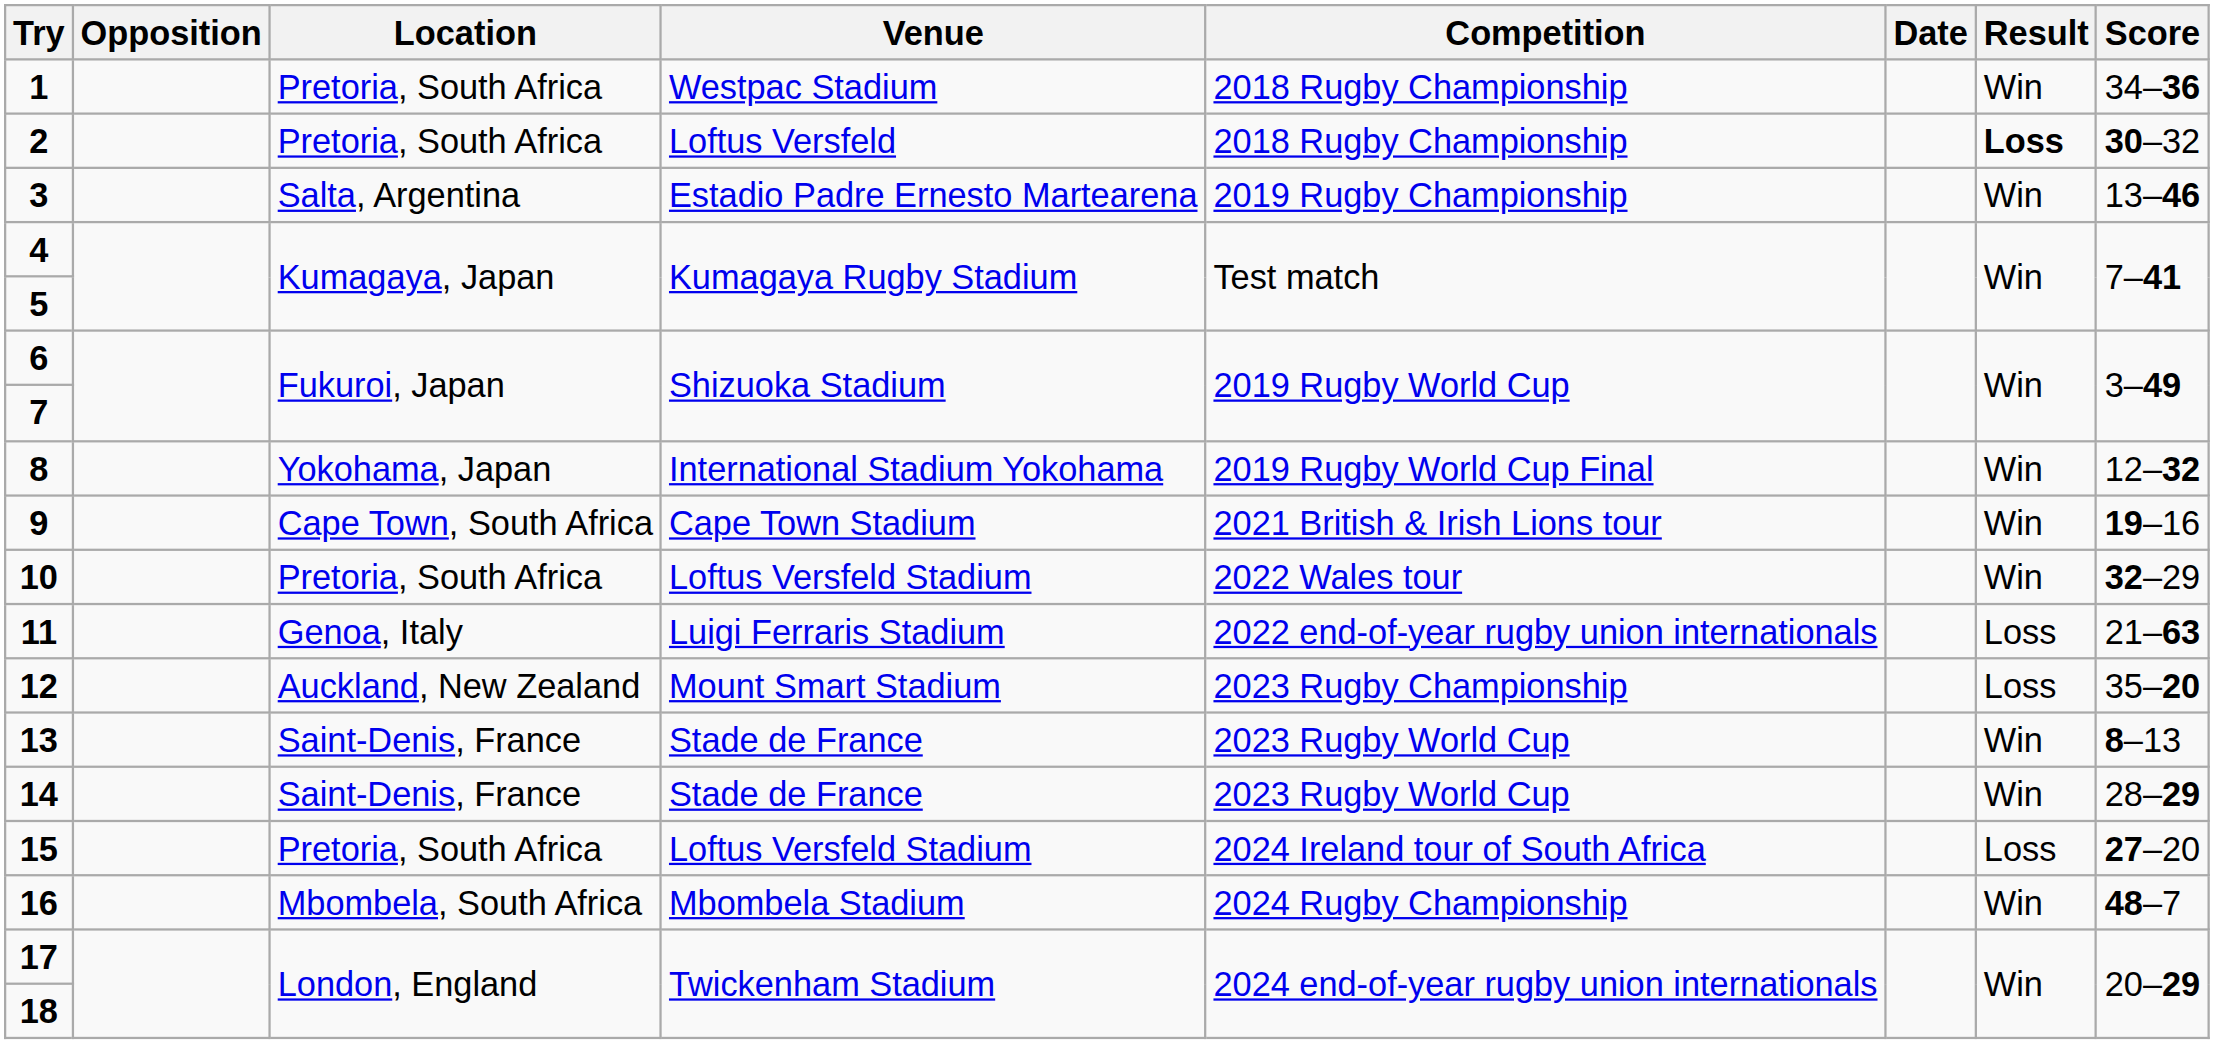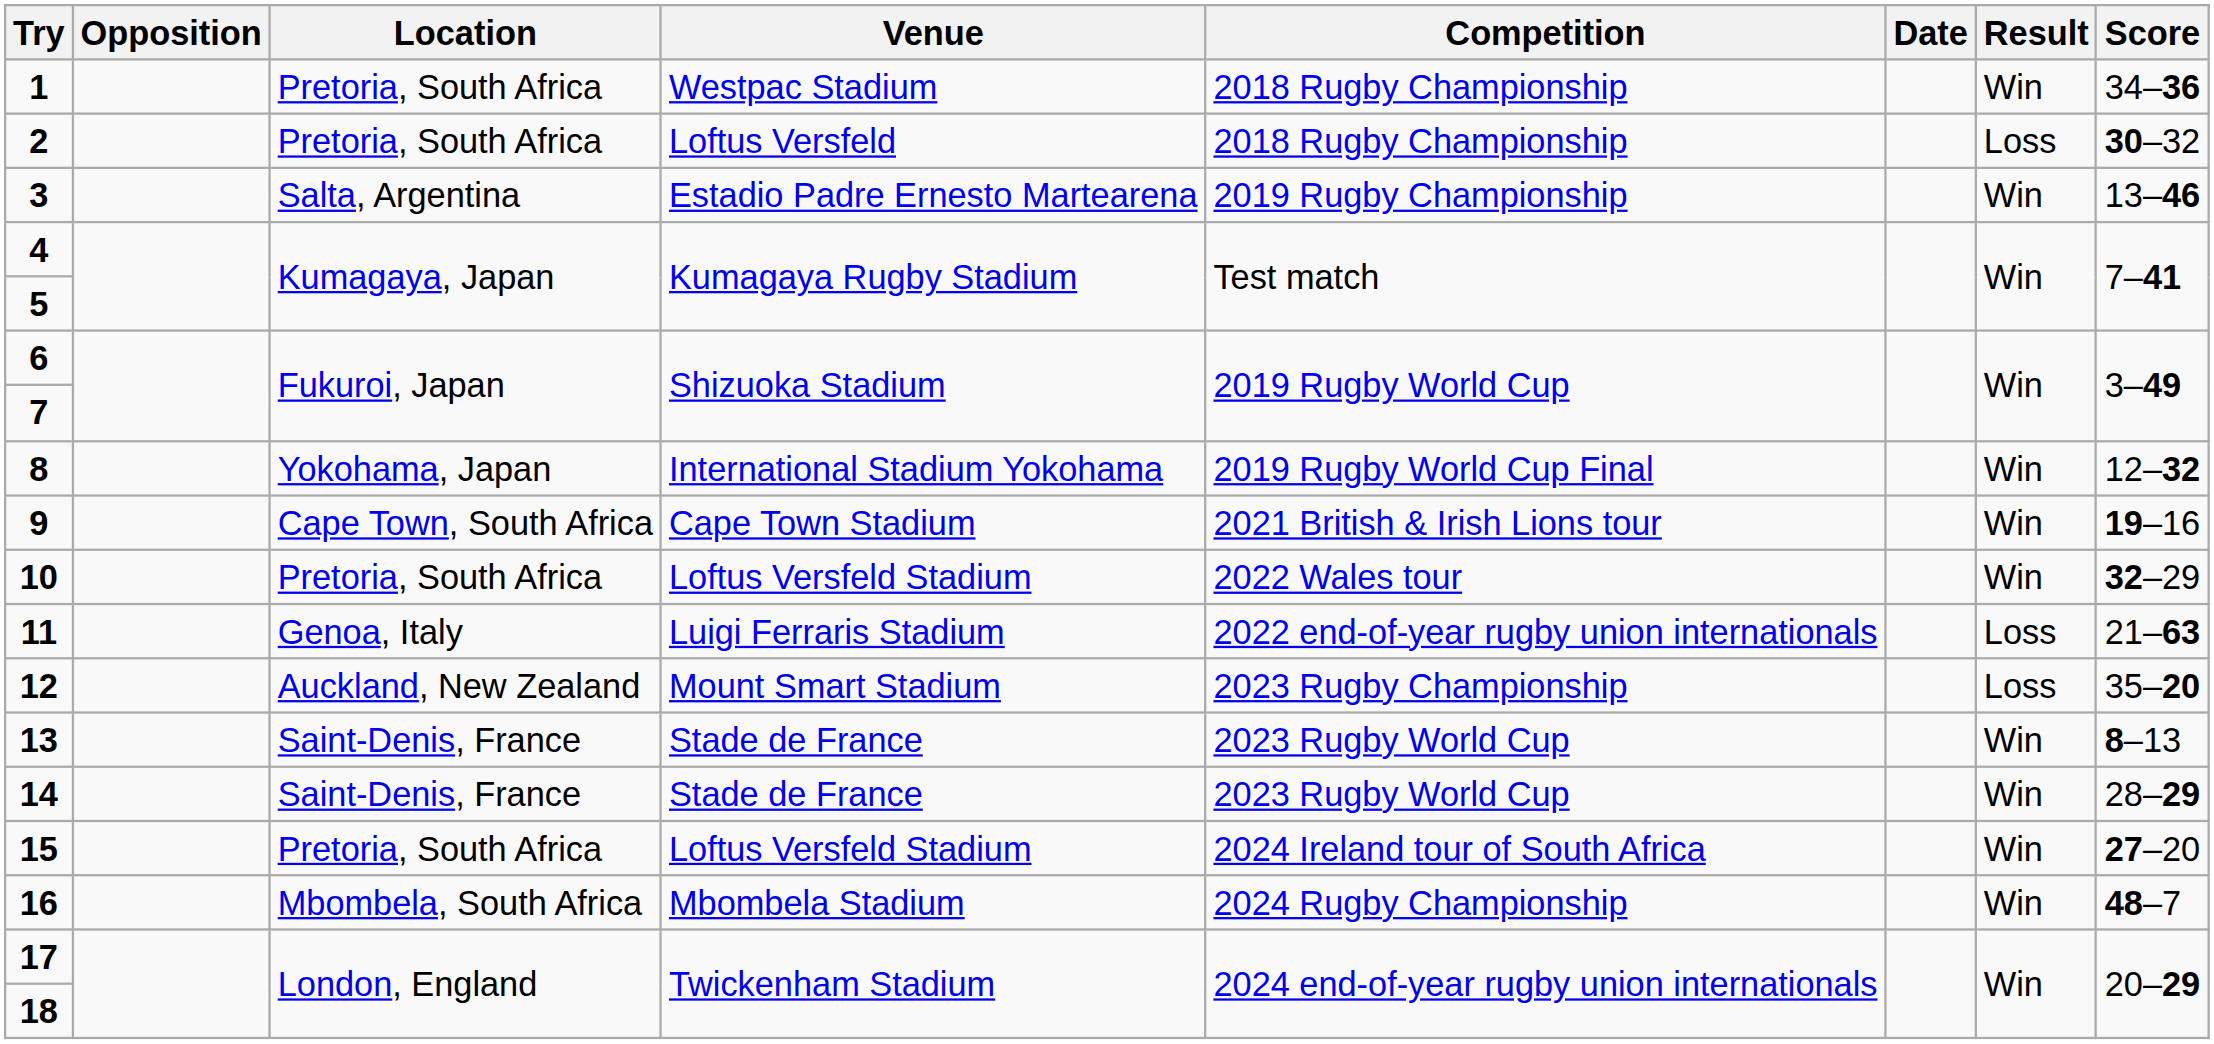(2024, 141) bold -> (2020, 141) normal
(2020, 848) Loss -> (2013, 848) Win
